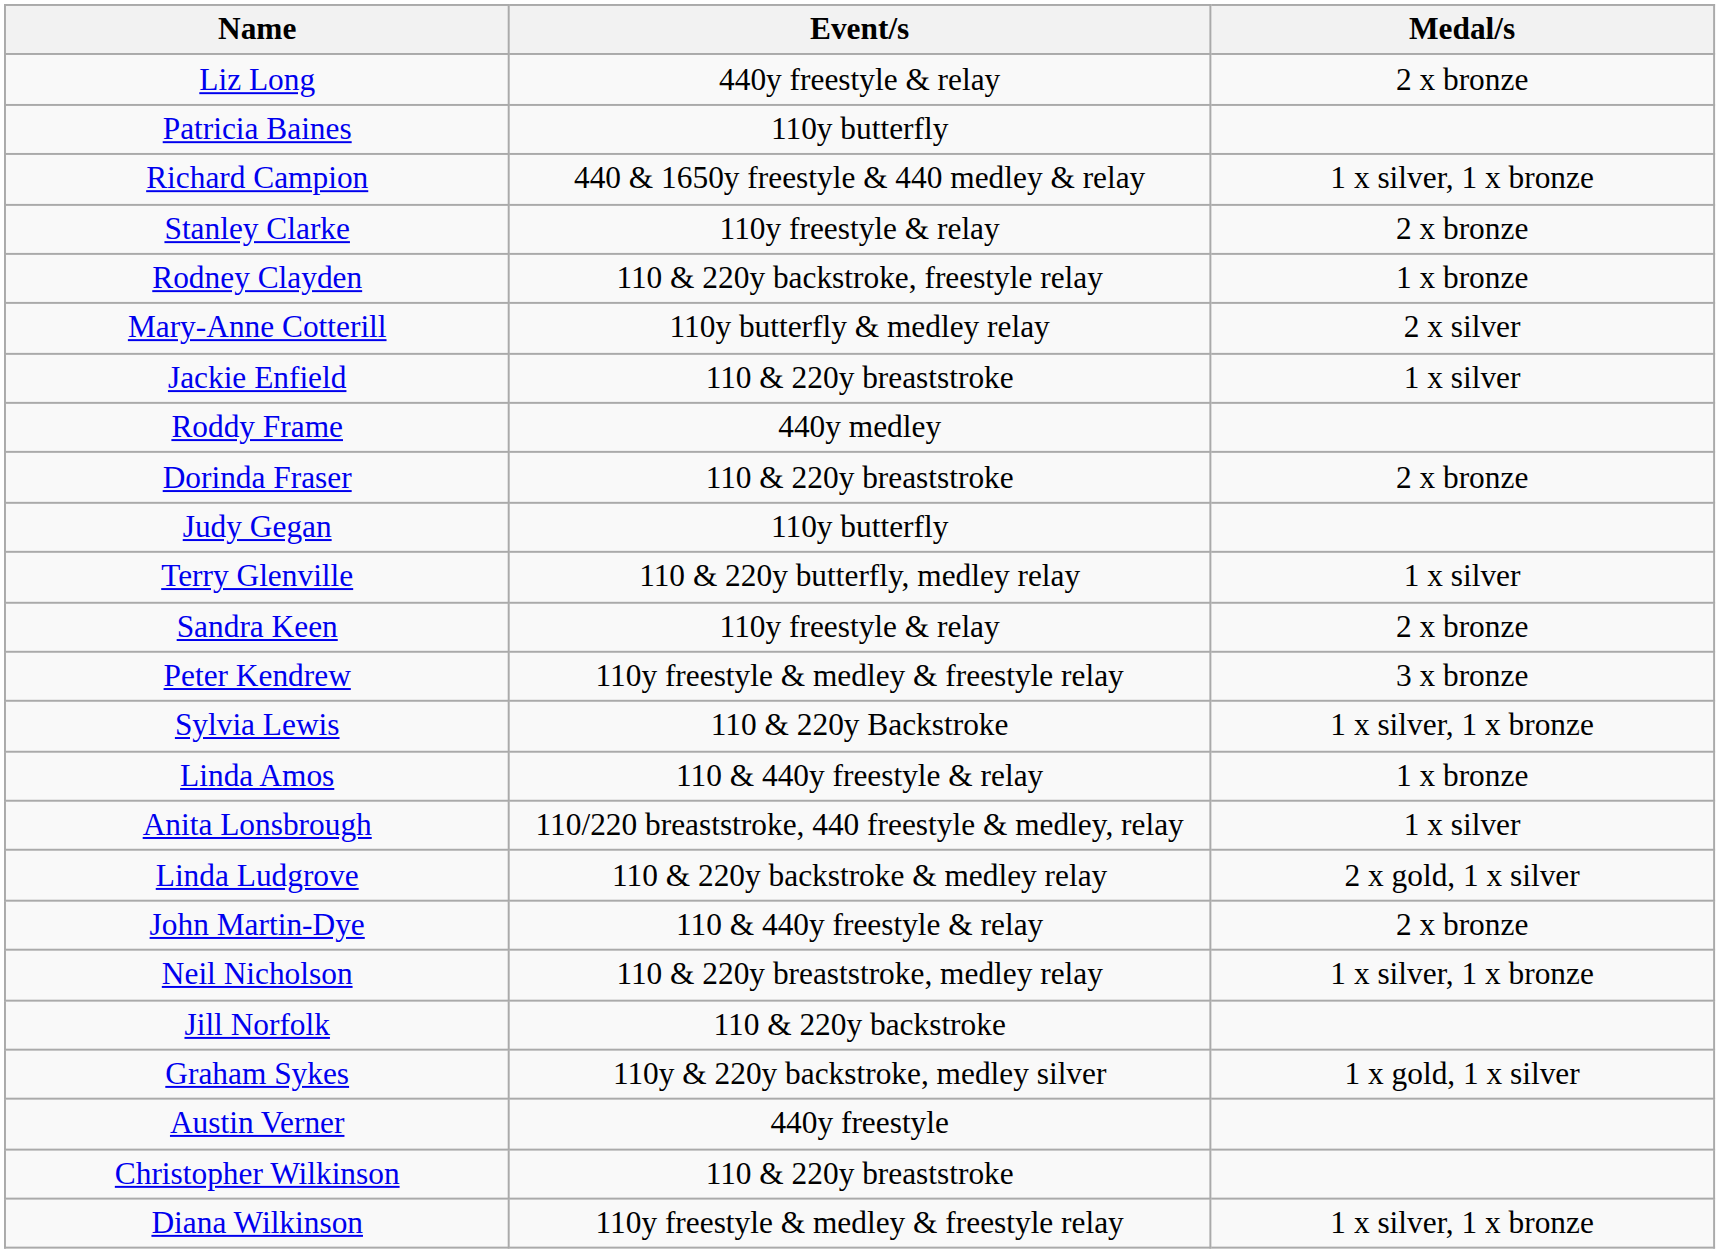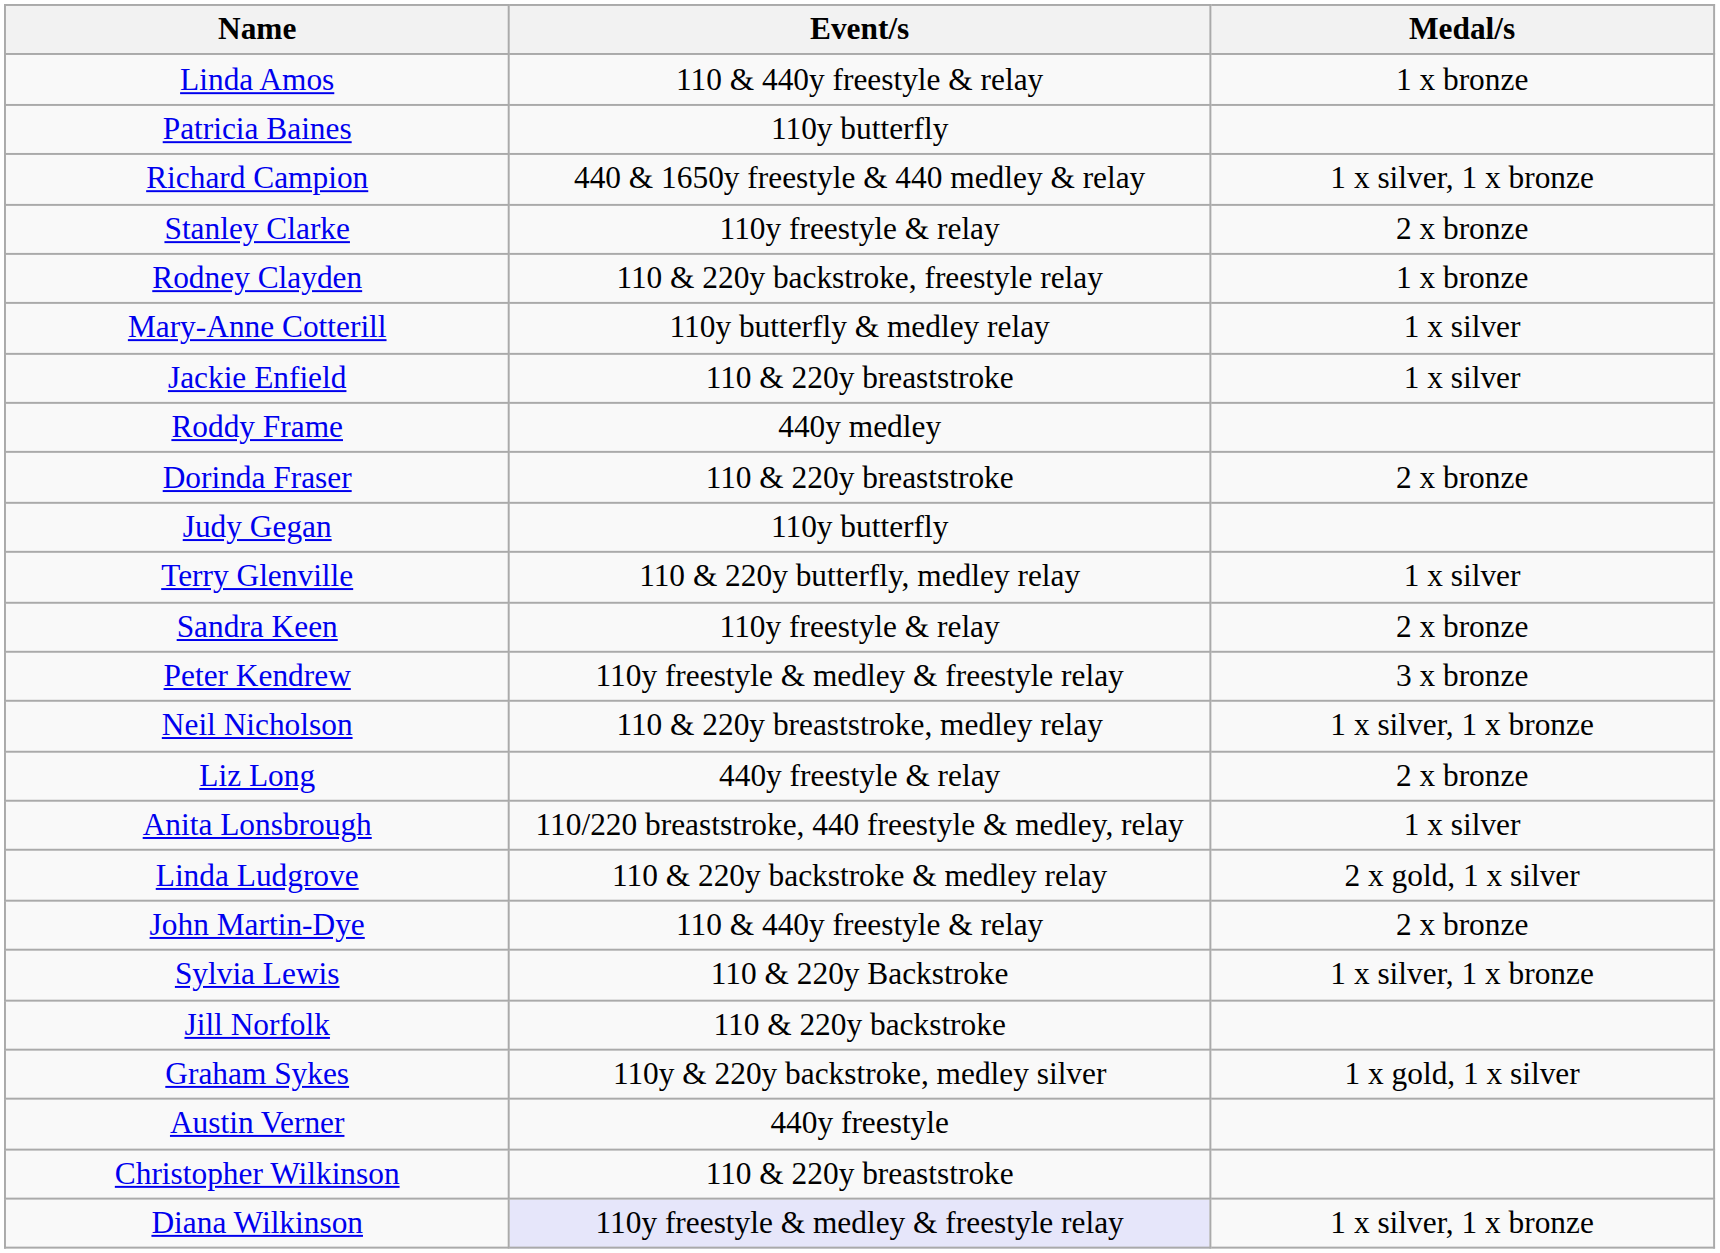rows swapped: (257, 775) <-> (257, 79)
(1462, 327) 2 x silver -> (1462, 327) 1 x silver
rows swapped: (257, 725) <-> (257, 974)
(860, 1223) no background -> (860, 1223) lavender background
